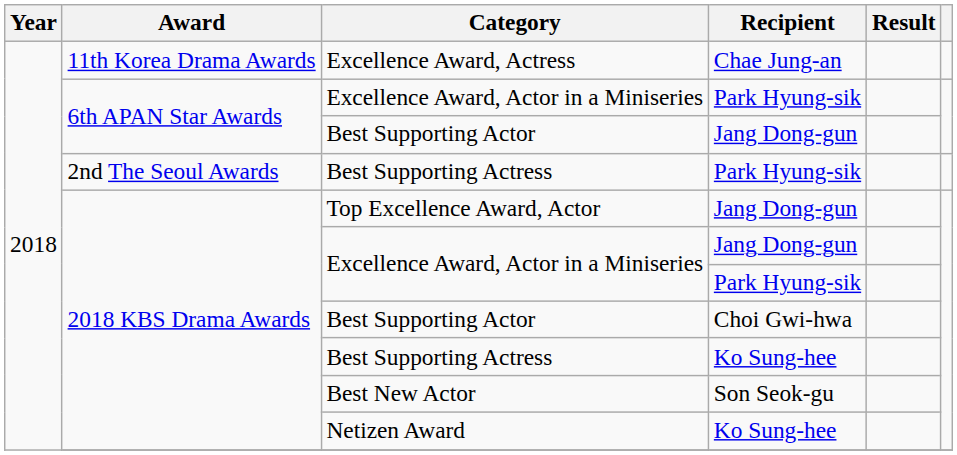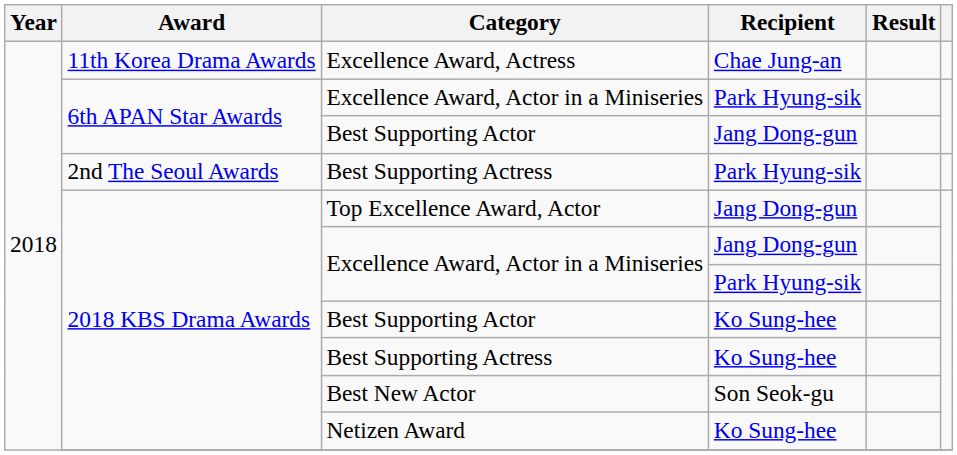(783, 319) Choi Gwi-hwa -> (775, 319) Ko Sung-hee
